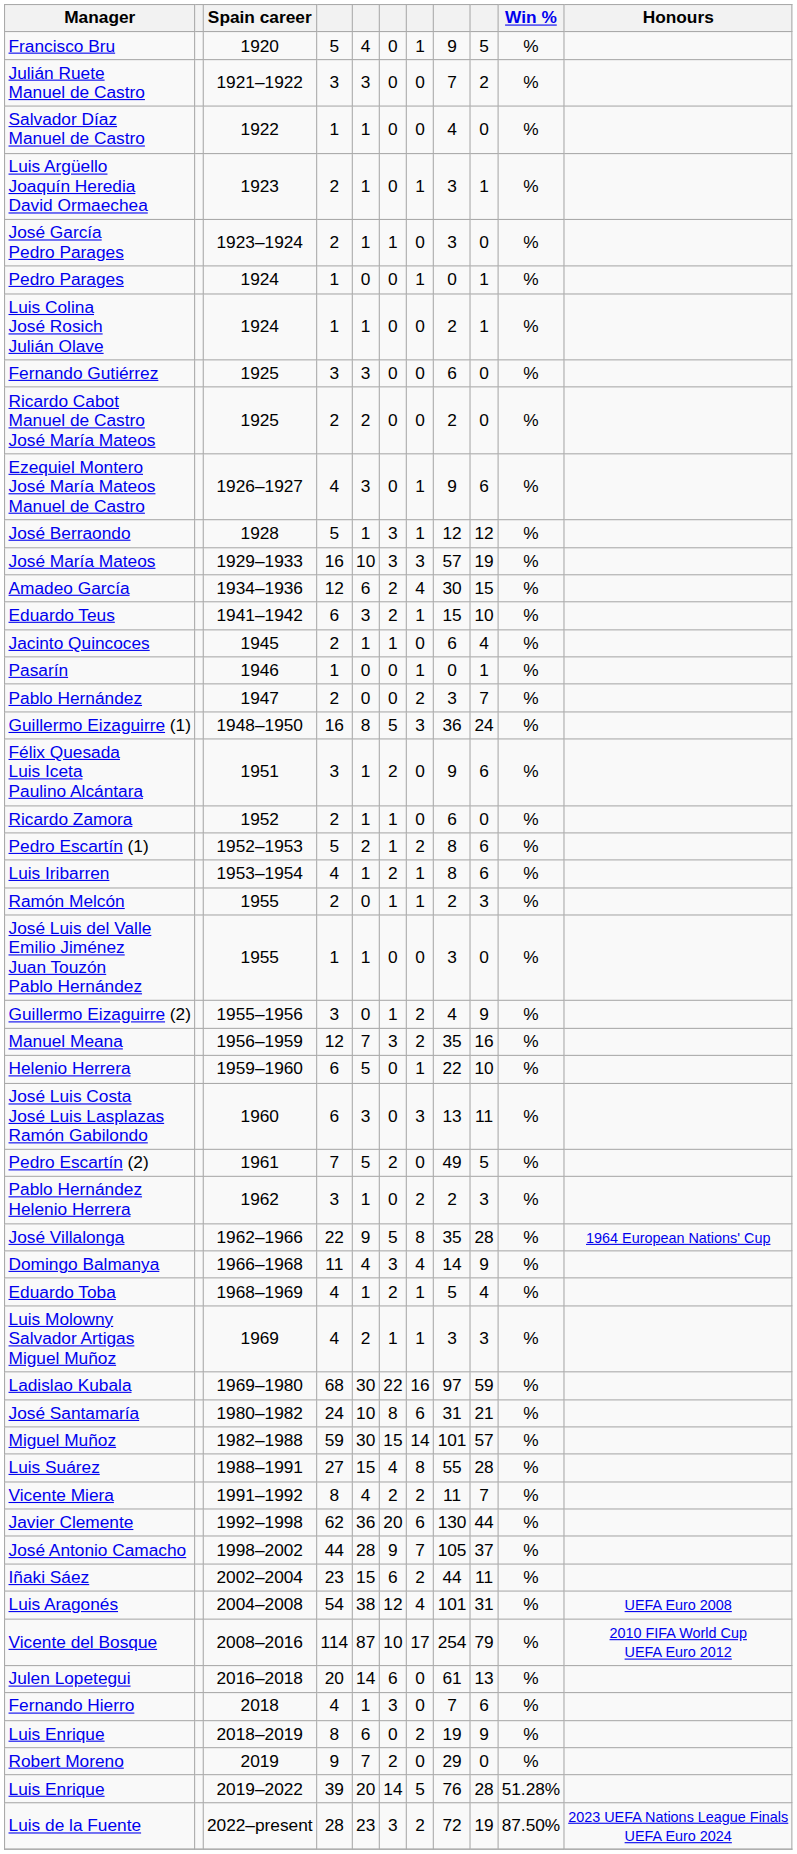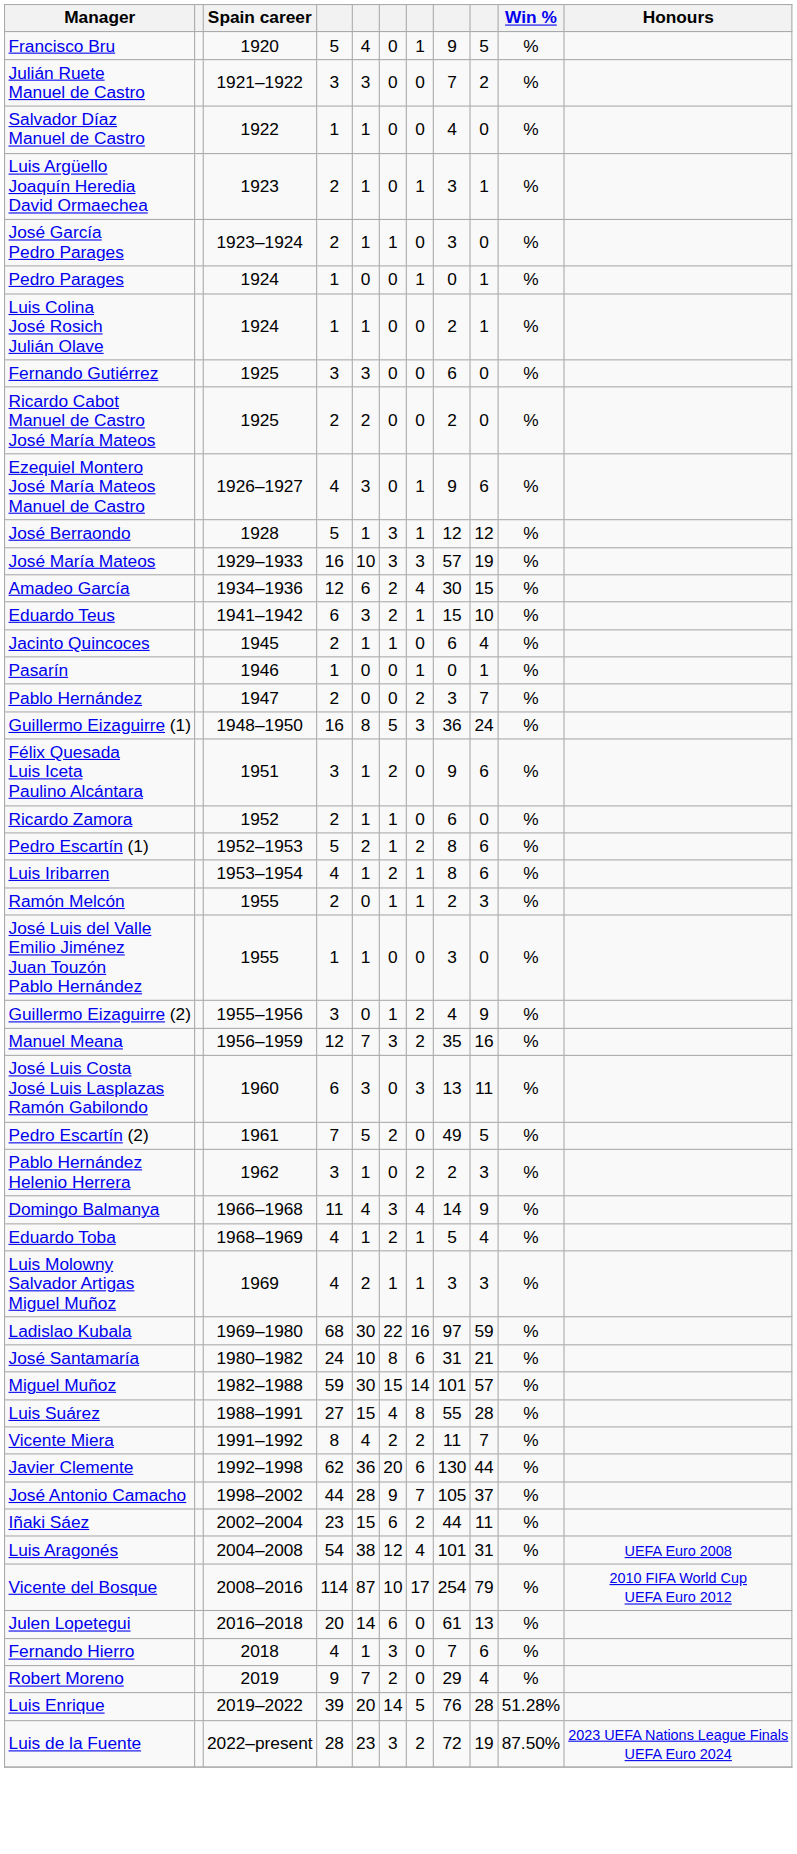- row: (70, 1069)
- row: (66, 1237)
- row: (57, 1733)
(484, 1761) 0 -> (484, 1679) 4
